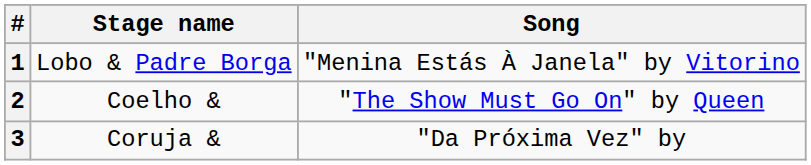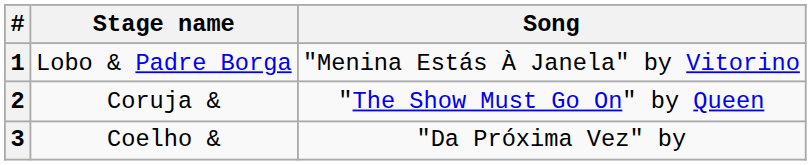(164, 101) Coelho & -> (164, 101) Coruja &
(164, 140) Coruja & -> (164, 140) Coelho &
